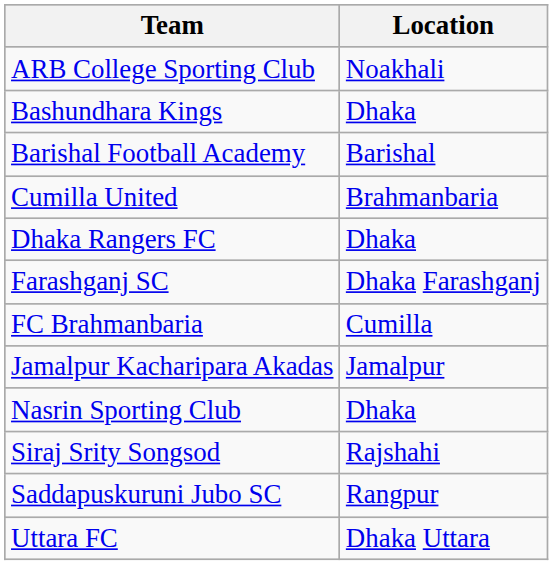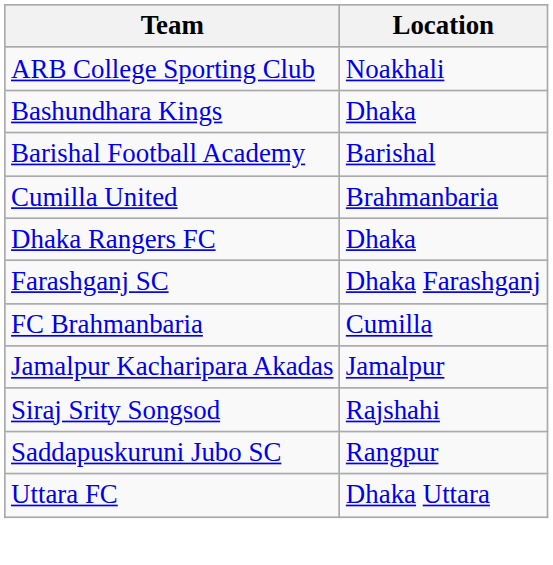- row: (126, 409)
